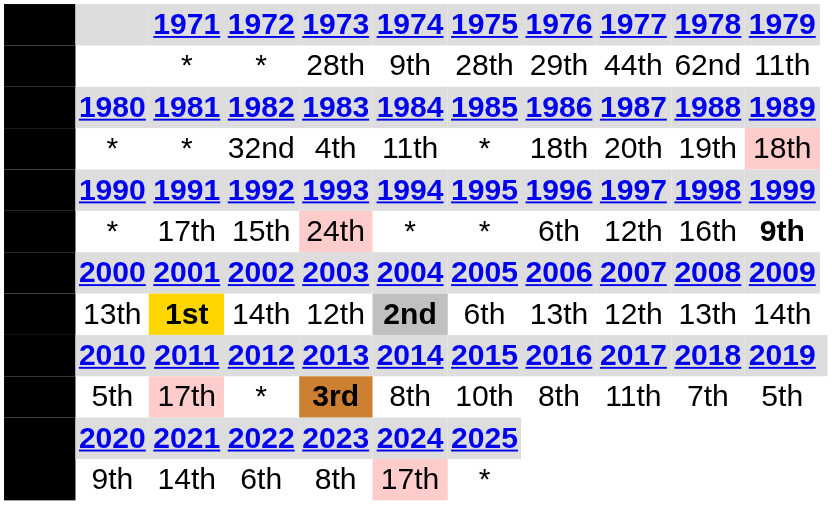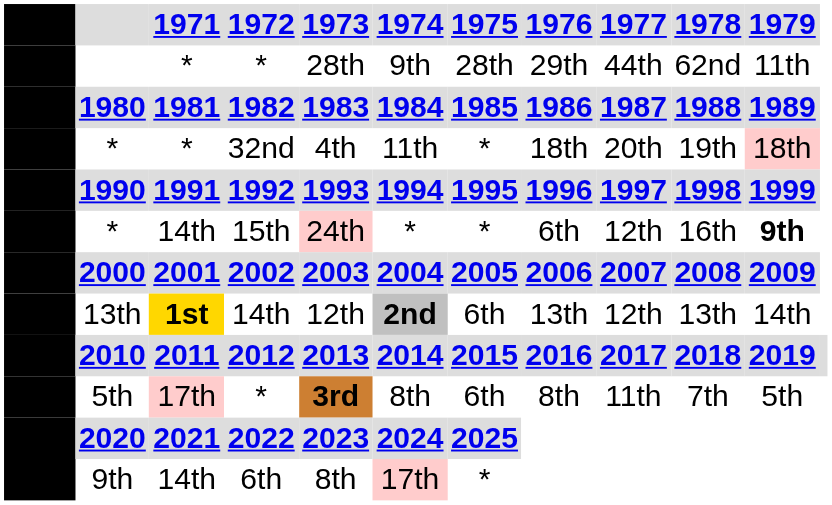(187, 231) 17th -> (187, 231) 14th
(485, 396) 10th -> (485, 396) 6th
